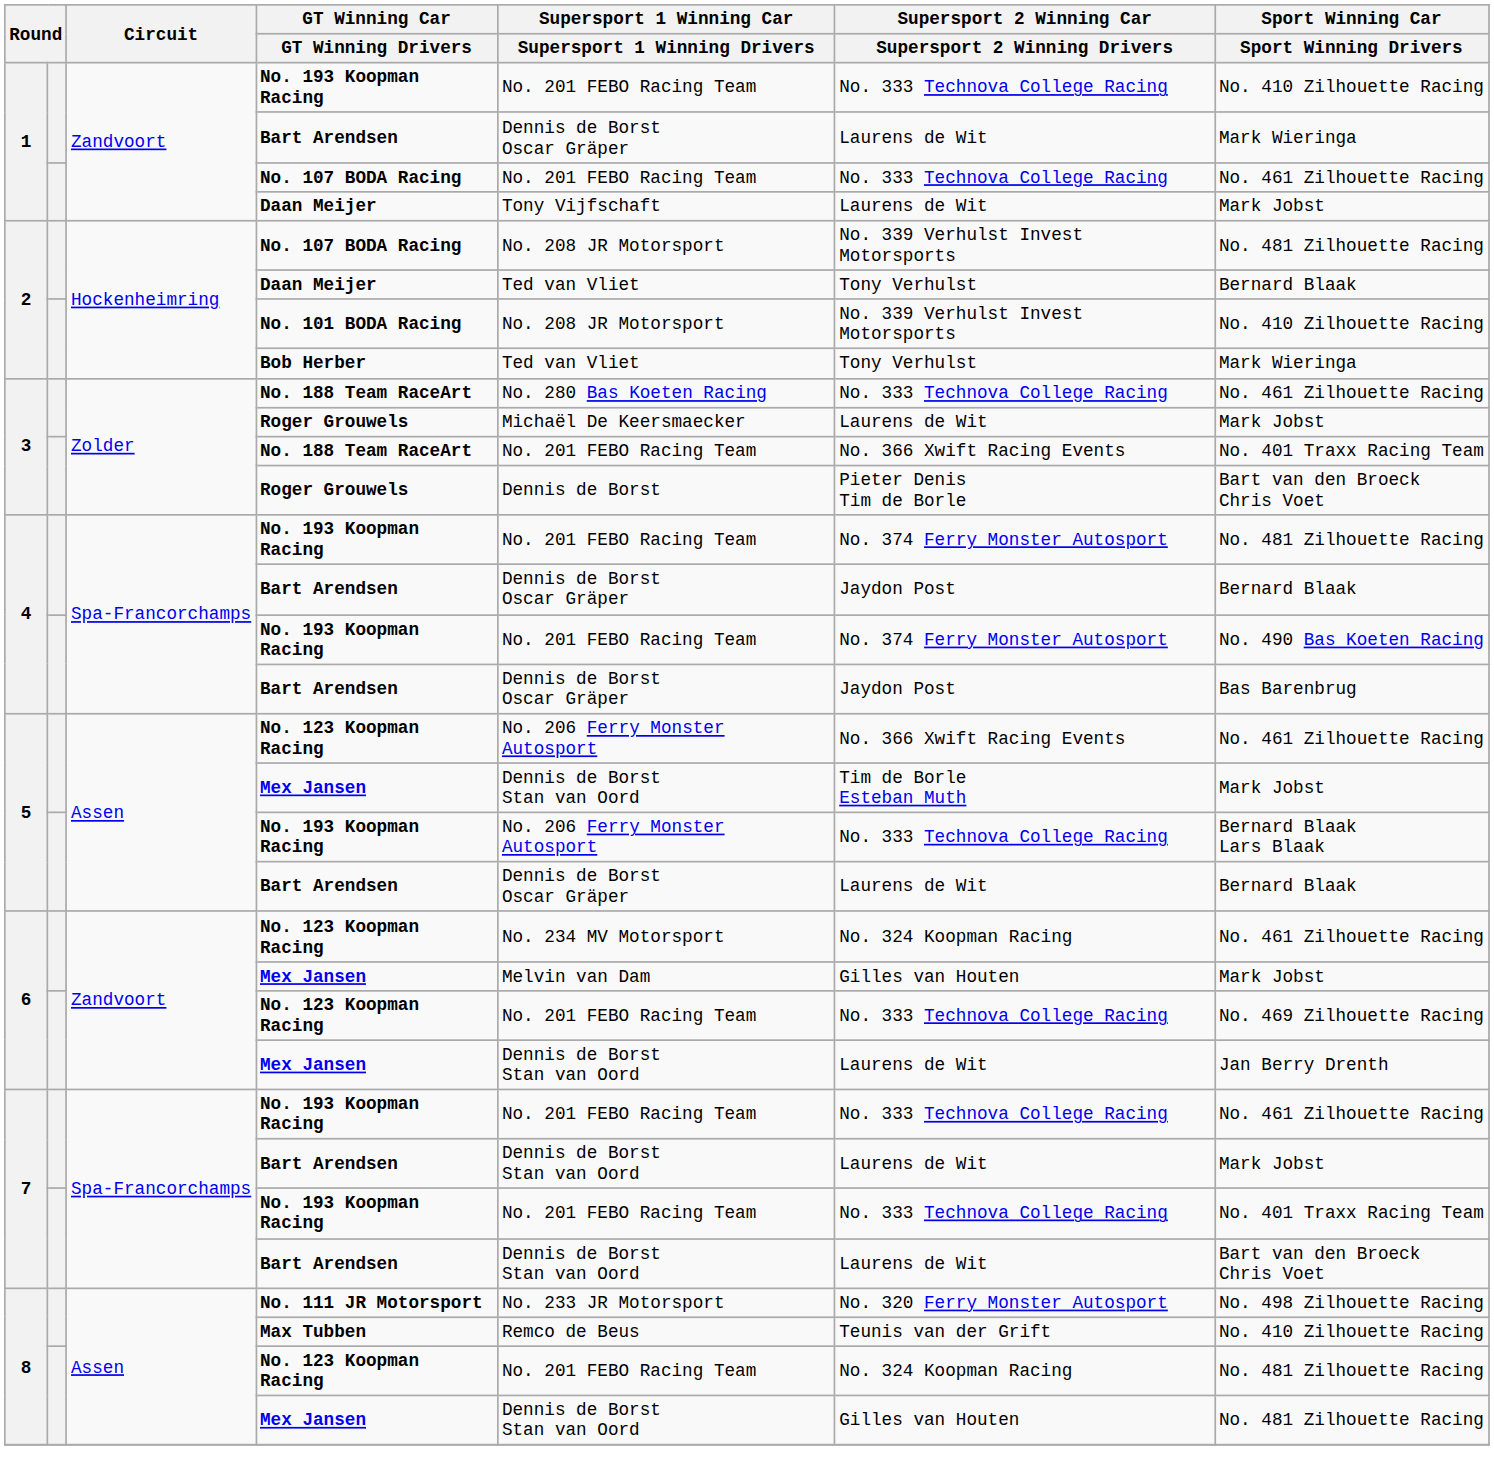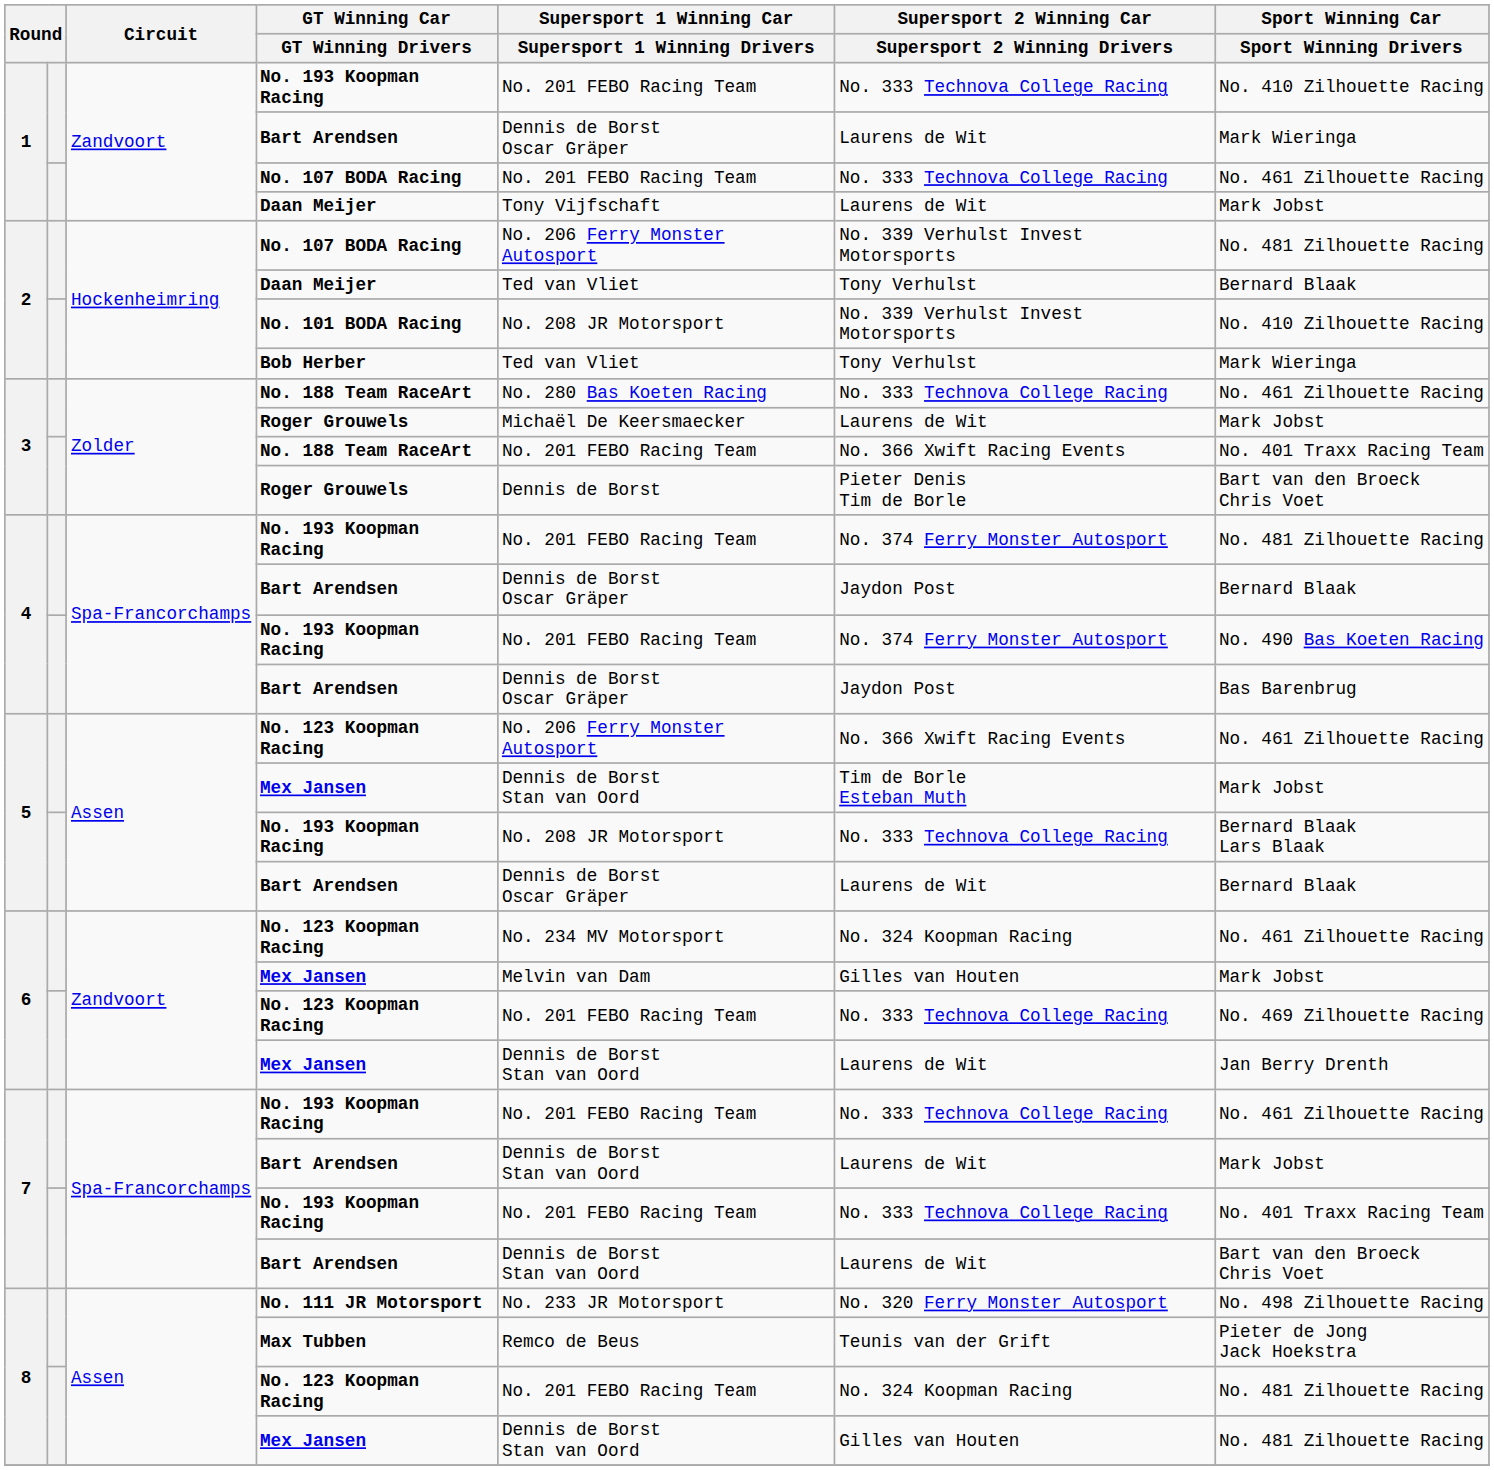(613, 246) No. 208 JR Motorsport -> (613, 246) No. 206 Ferry Monster Autosport
(613, 838) No. 206 Ferry Monster Autosport -> (613, 838) No. 208 JR Motorsport
(1351, 1332) No. 410 Zilhouette Racing -> (1293, 1342) Pieter de Jong Jack Hoekstra
